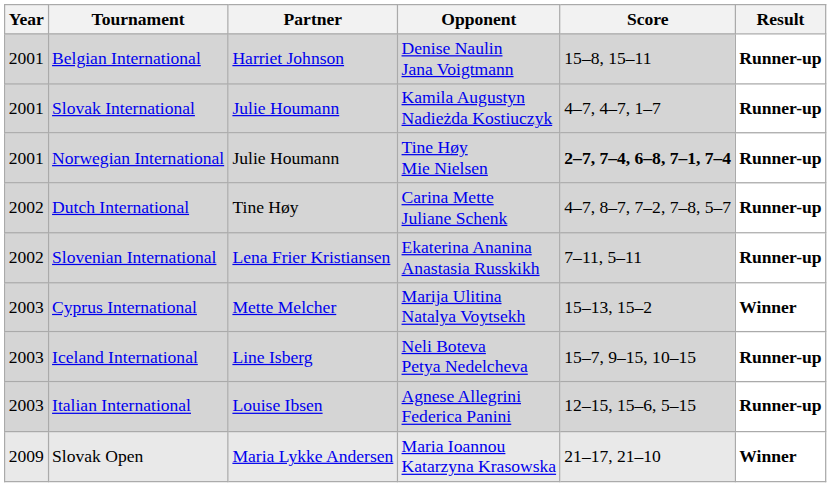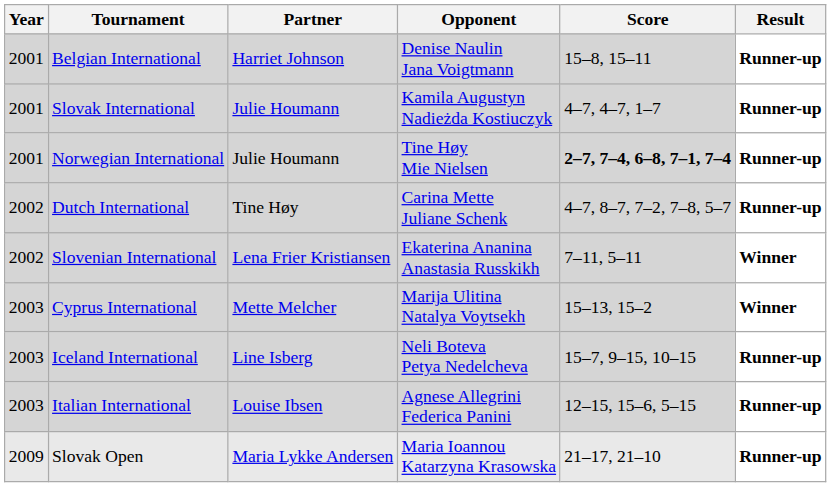(781, 257) Runner-up -> (768, 257) Winner
(768, 456) Winner -> (781, 456) Runner-up
